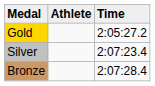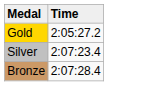- column: (71, 14)
